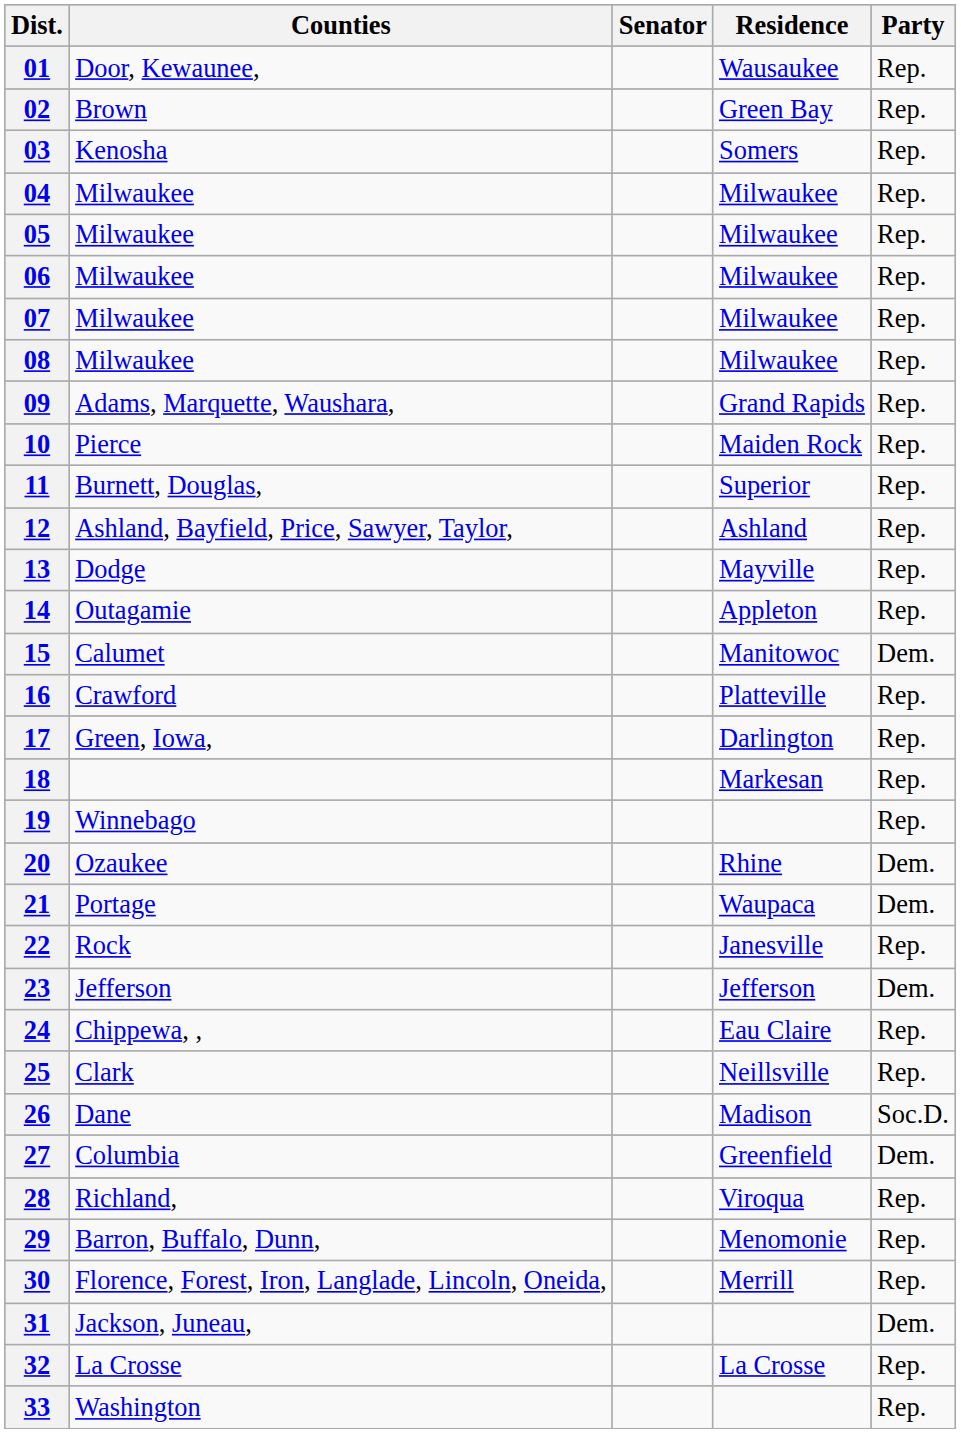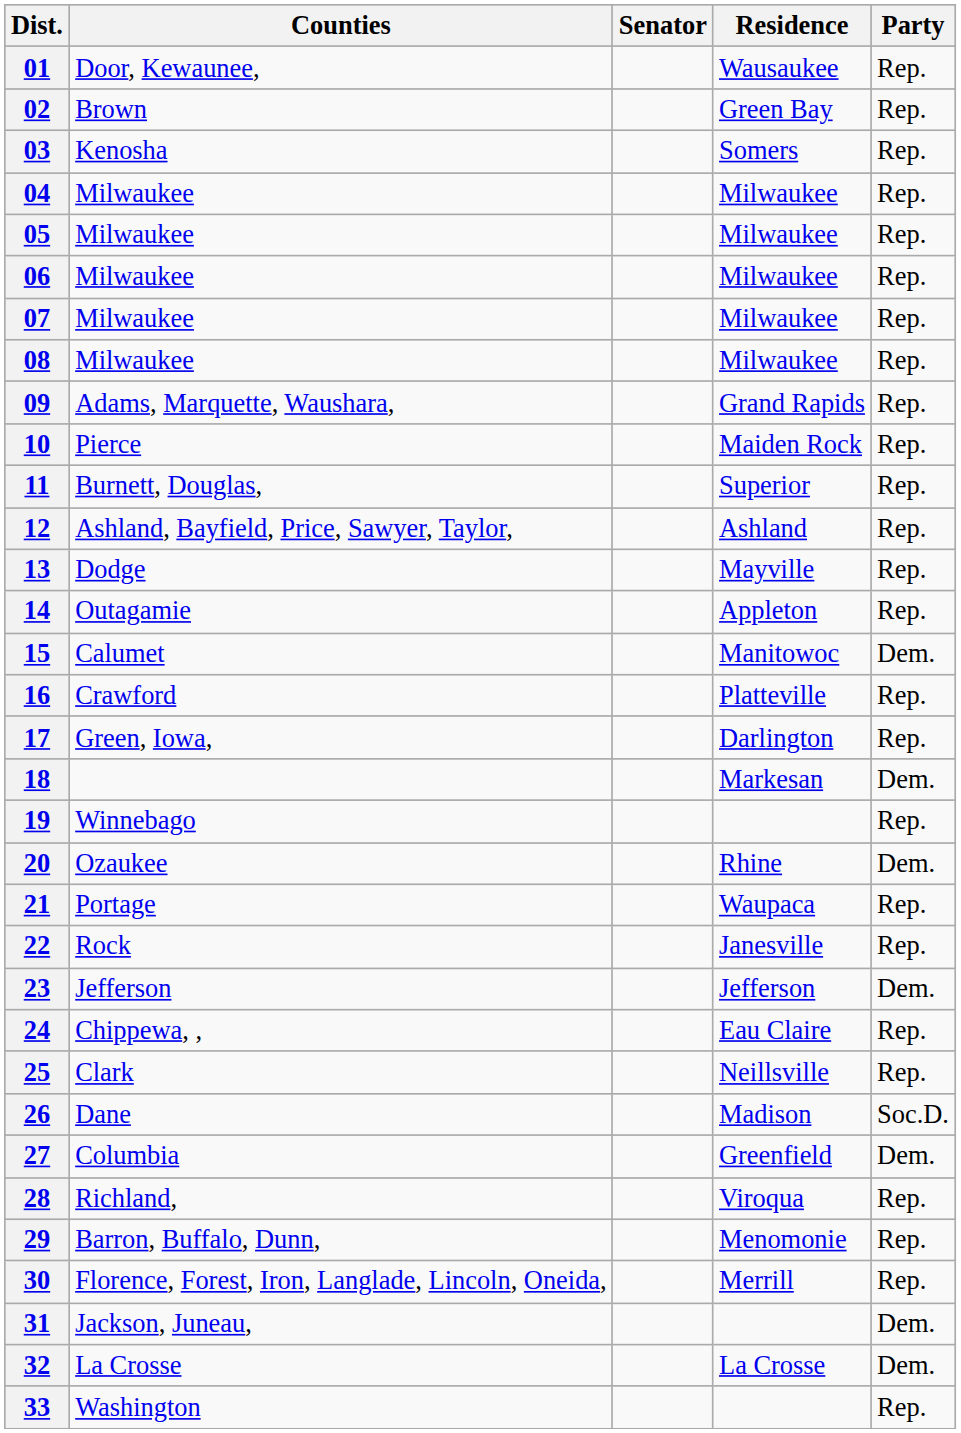(902, 779) Rep. -> (906, 779) Dem.
(906, 904) Dem. -> (902, 904) Rep.
(902, 1365) Rep. -> (906, 1365) Dem.
